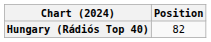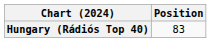(179, 30) 82 -> (179, 30) 83
